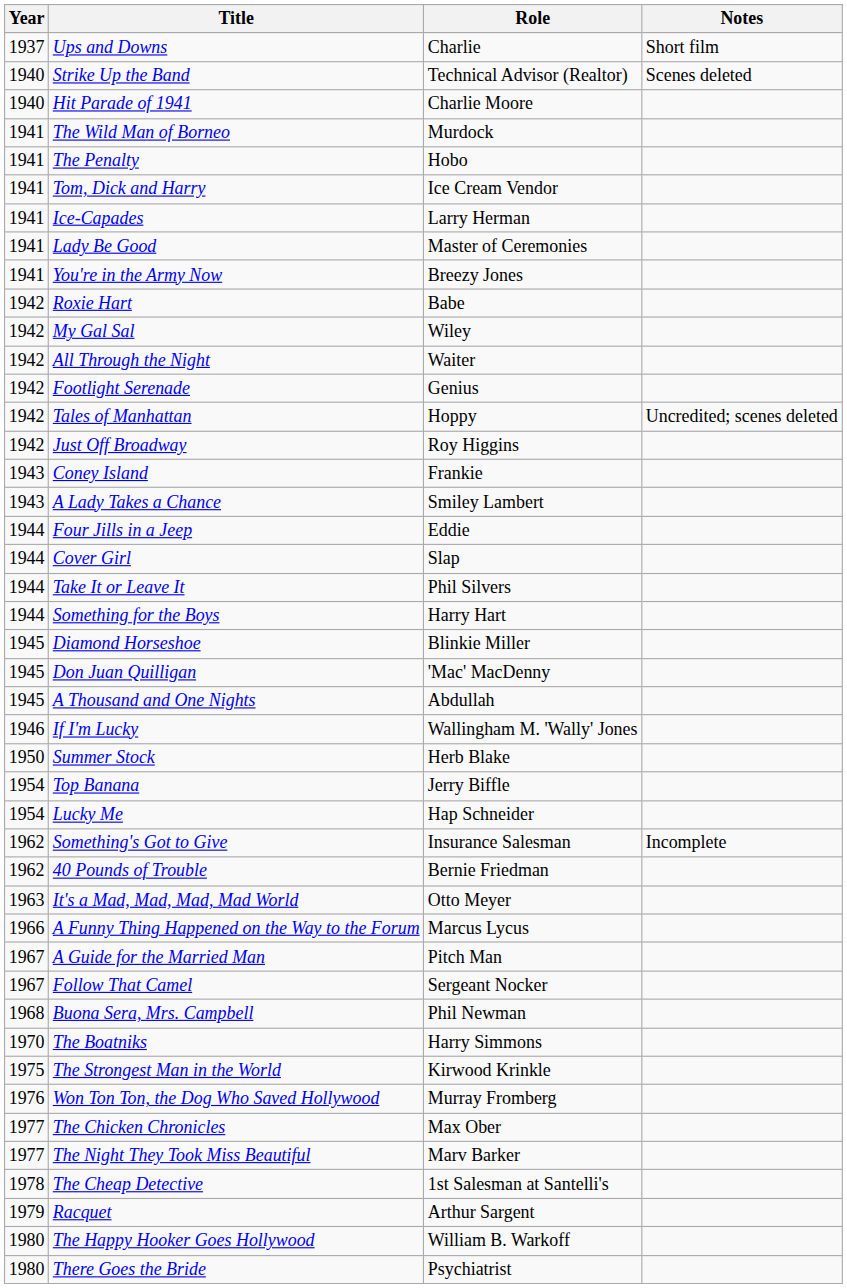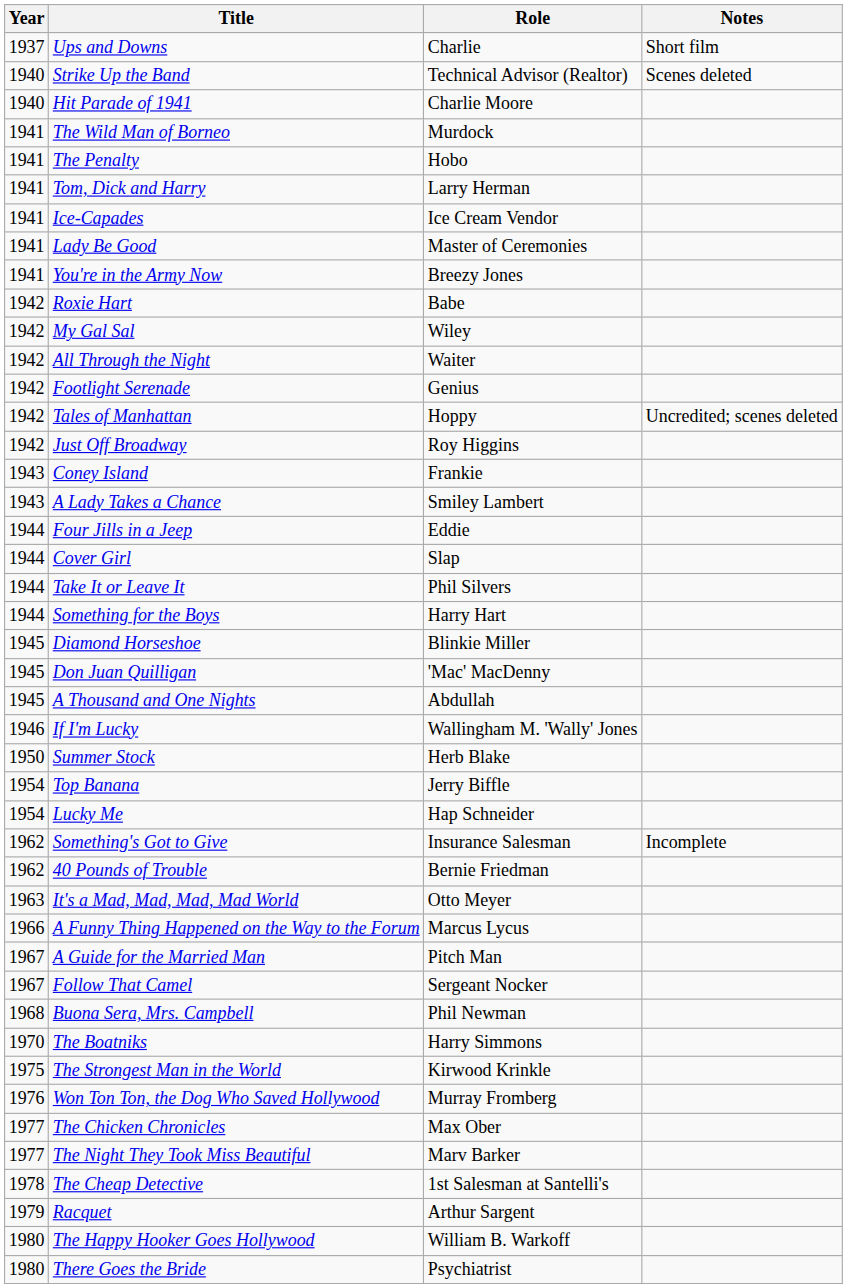(493, 189) Ice Cream Vendor -> (479, 189) Larry Herman
(479, 217) Larry Herman -> (493, 217) Ice Cream Vendor
